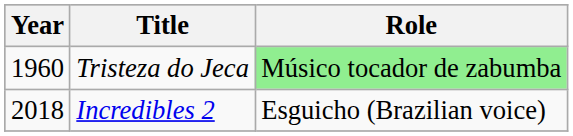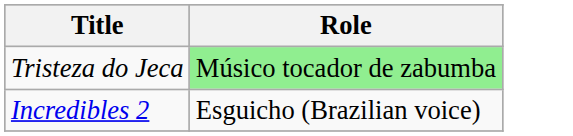- column: (37, 25)
